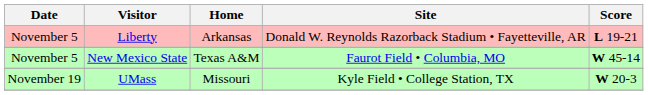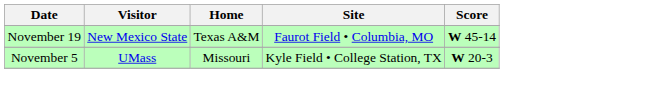- row: (137, 36)
(44, 57) November 5 -> (44, 36) November 19
(44, 79) November 19 -> (44, 57) November 5
